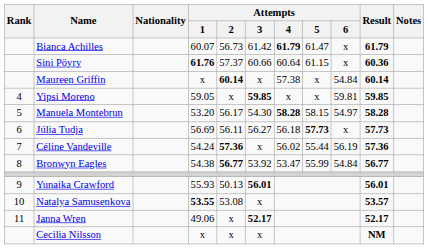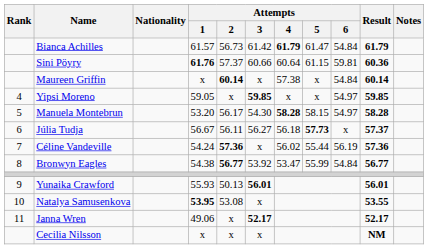(202, 46) 60.07 -> (202, 46) 61.57
(346, 46) x -> (346, 46) 54.84
(346, 63) x -> (346, 63) 59.81
(346, 96) 59.81 -> (346, 96) 54.97
(202, 130) 56.69 -> (202, 130) 56.67
(377, 130) 57.73 -> (377, 130) 57.37
(202, 201) 53.55 -> (202, 201) 53.95
(377, 201) 53.57 -> (377, 201) 53.55
